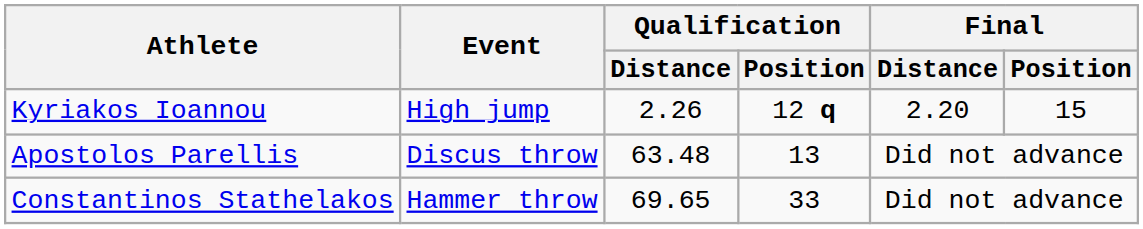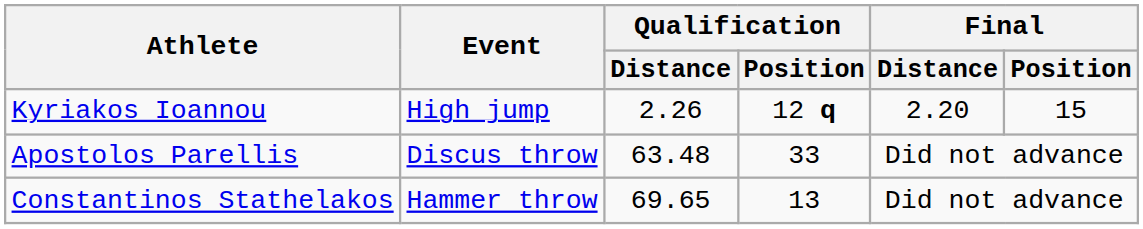(804, 156) 13 -> (804, 156) 33
(804, 201) 33 -> (804, 201) 13
